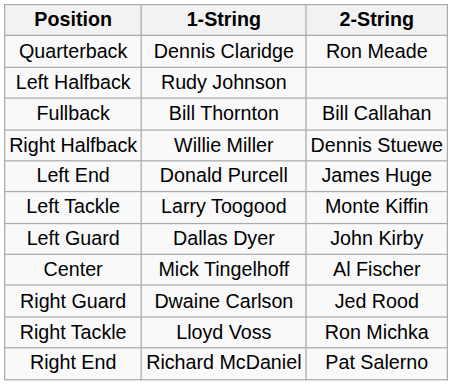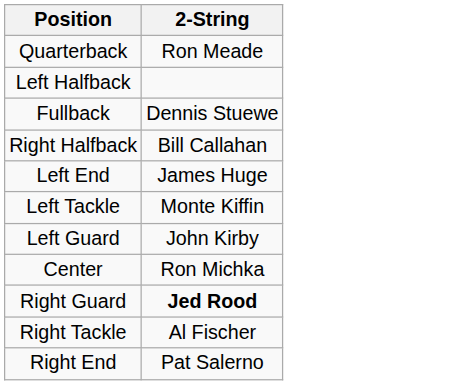- column: (224, 20)
(377, 113) Bill Callahan -> (212, 113) Dennis Stuewe
(377, 144) Dennis Stuewe -> (212, 144) Bill Callahan
(377, 269) Al Fischer -> (212, 269) Ron Michka
(377, 301) normal -> (212, 301) bold
(377, 332) Ron Michka -> (212, 332) Al Fischer
